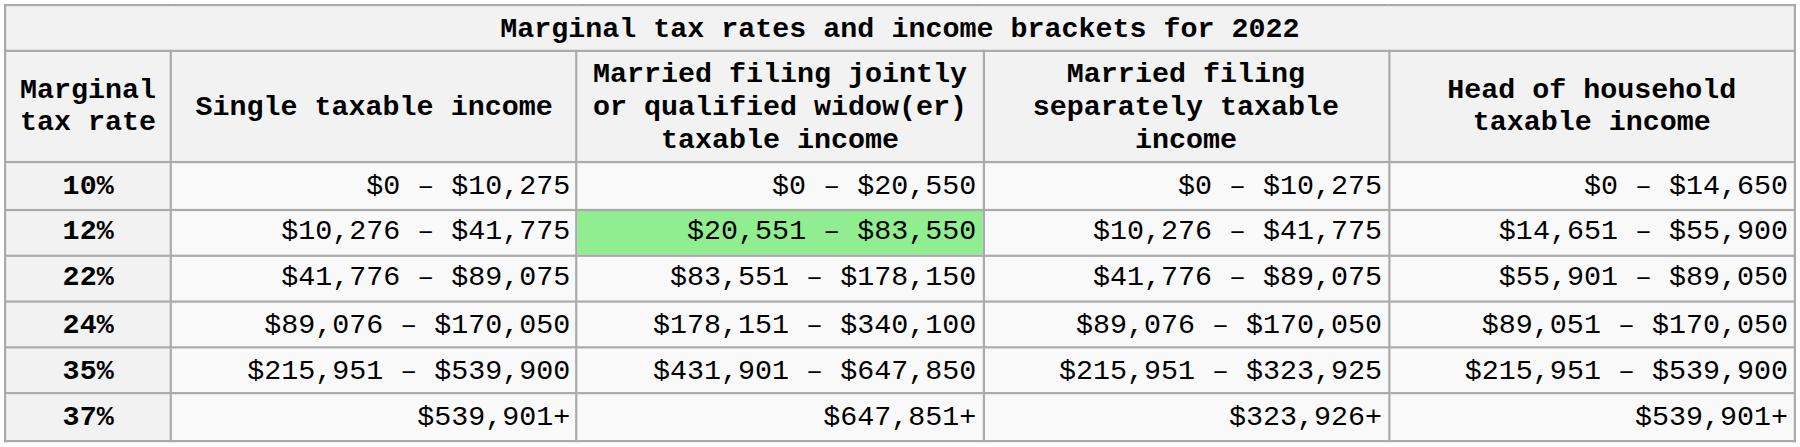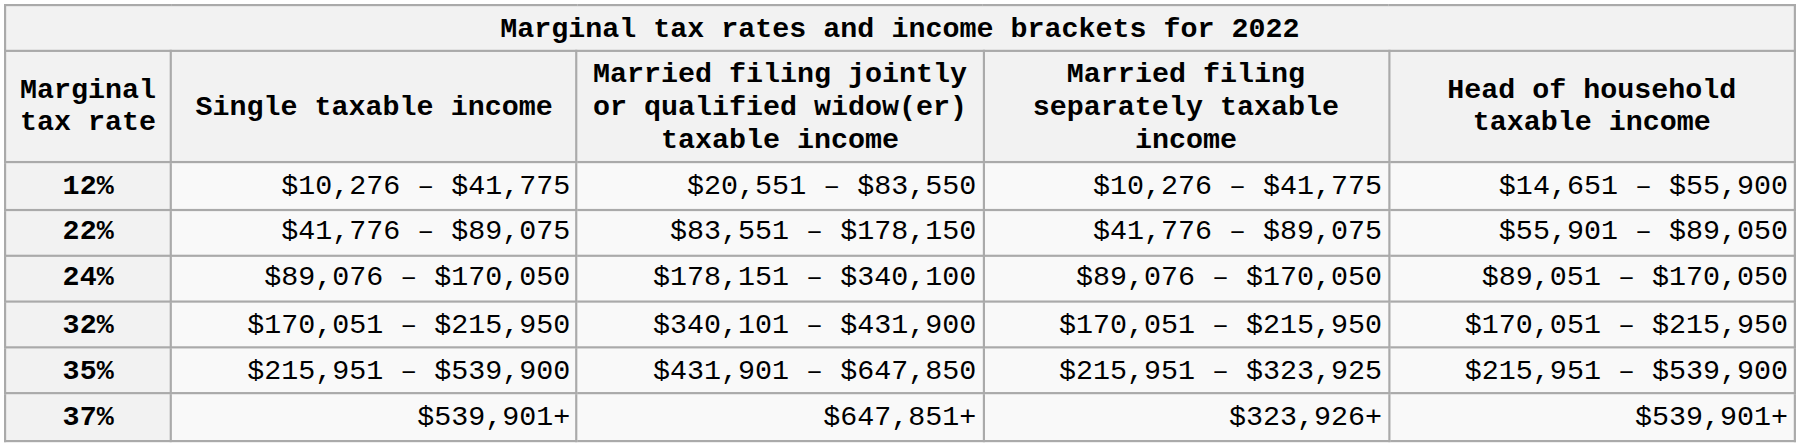- row: (88, 186)
(832, 232) lightgreen background -> (832, 186) no background
+ row: (88, 325)
